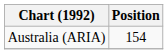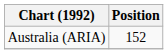(136, 37) 154 -> (136, 37) 152
